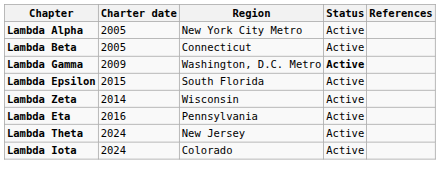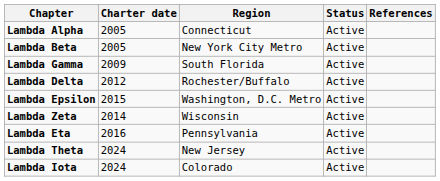(242, 30) New York City Metro -> (217, 30) Connecticut
(217, 47) Connecticut -> (242, 47) New York City Metro
(252, 64) Washington, D.C. Metro -> (223, 64) South Florida
(345, 64) bold -> (345, 64) normal
+ row: (45, 82)
(223, 82) South Florida -> (252, 99) Washington, D.C. Metro
